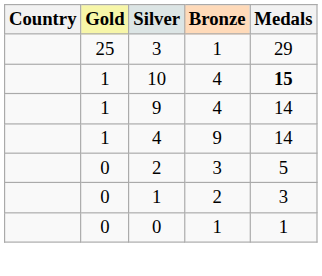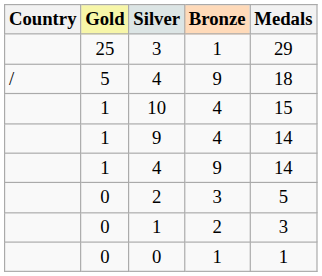+ row: (105, 78)
(283, 78) bold -> (283, 108) normal
